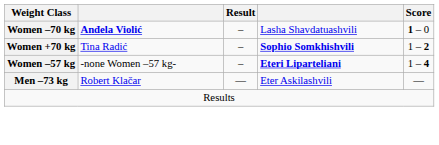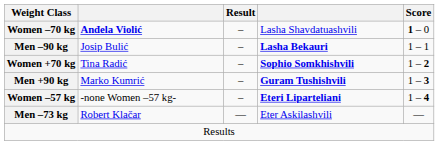+ row: (41, 47)
+ row: (41, 81)
